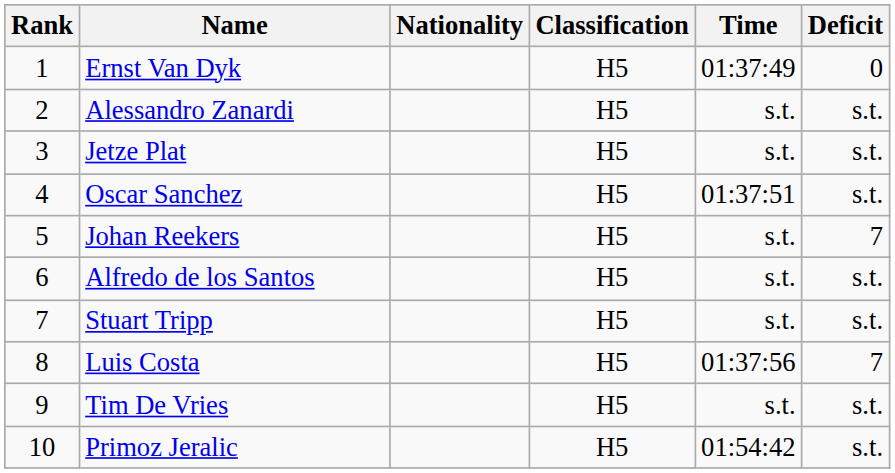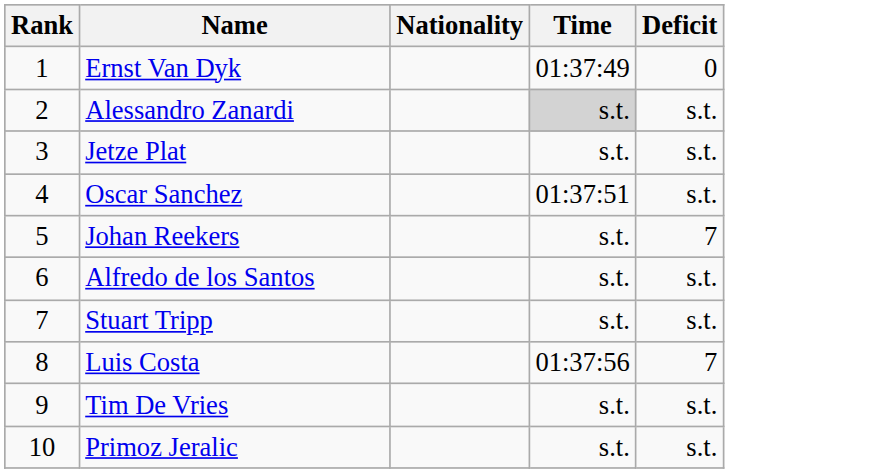- column: (612, 25)
(780, 109) no background -> (614, 109) lightgrey background
(748, 446) 01:54:42 -> (614, 446) s.t.
